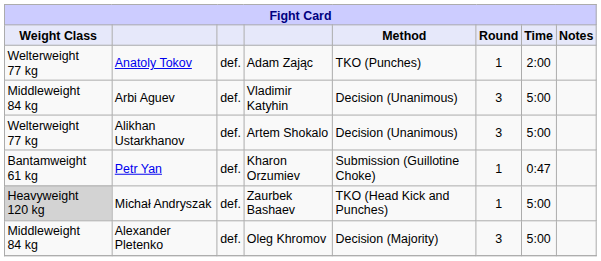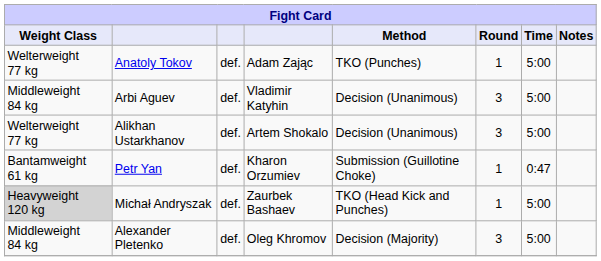(539, 63) 2:00 -> (539, 63) 5:00
